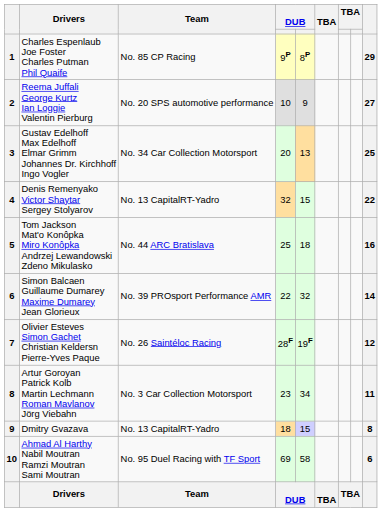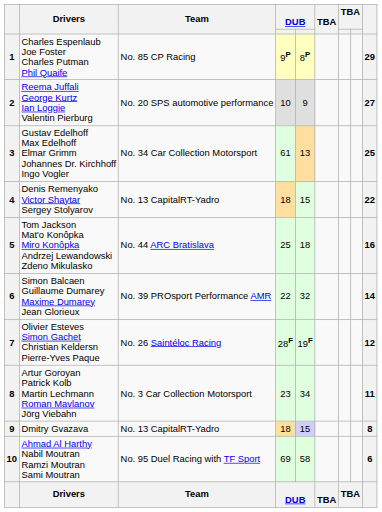(285, 153) 20 -> (285, 153) 61
(285, 199) 32 -> (285, 199) 18
